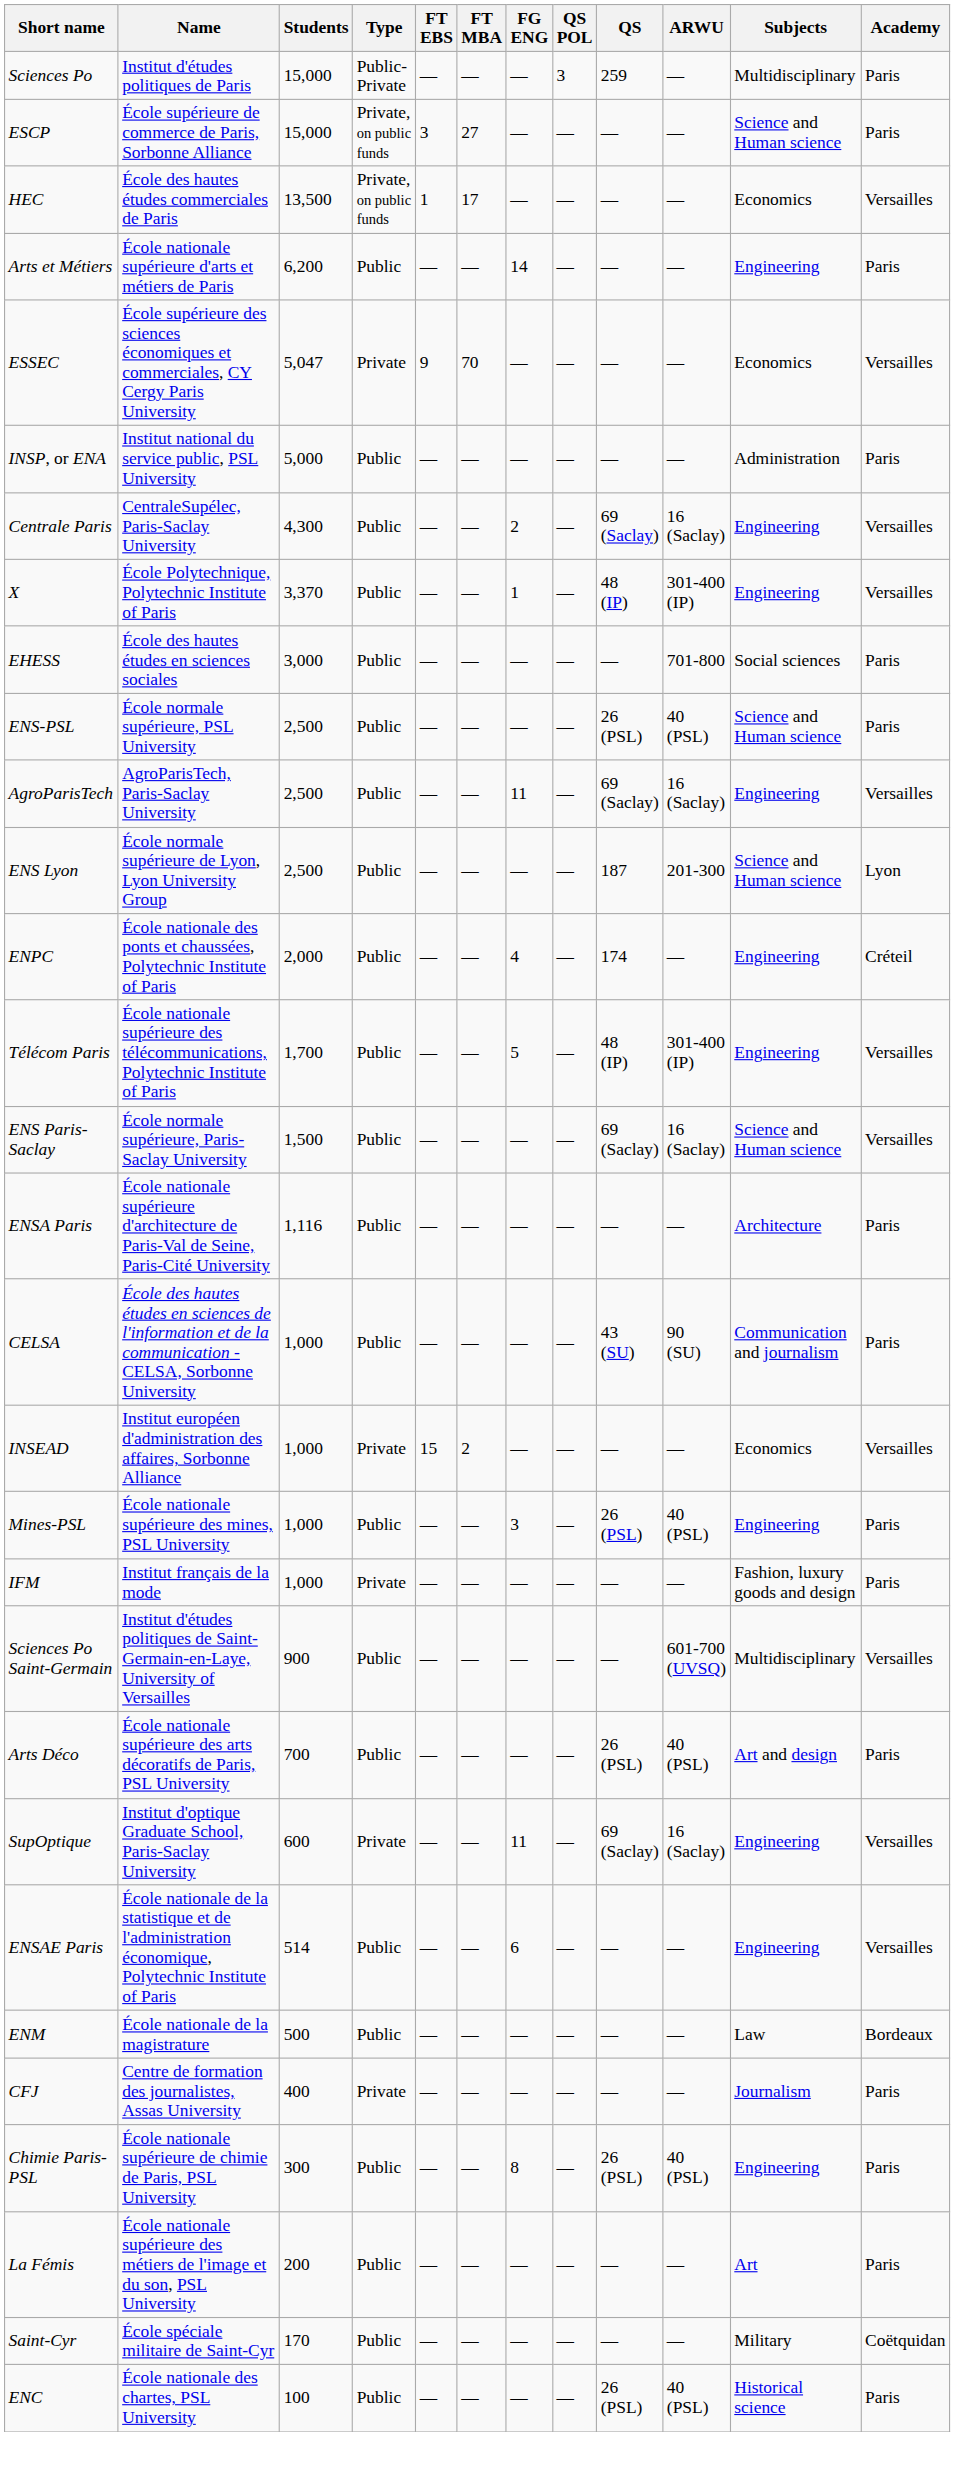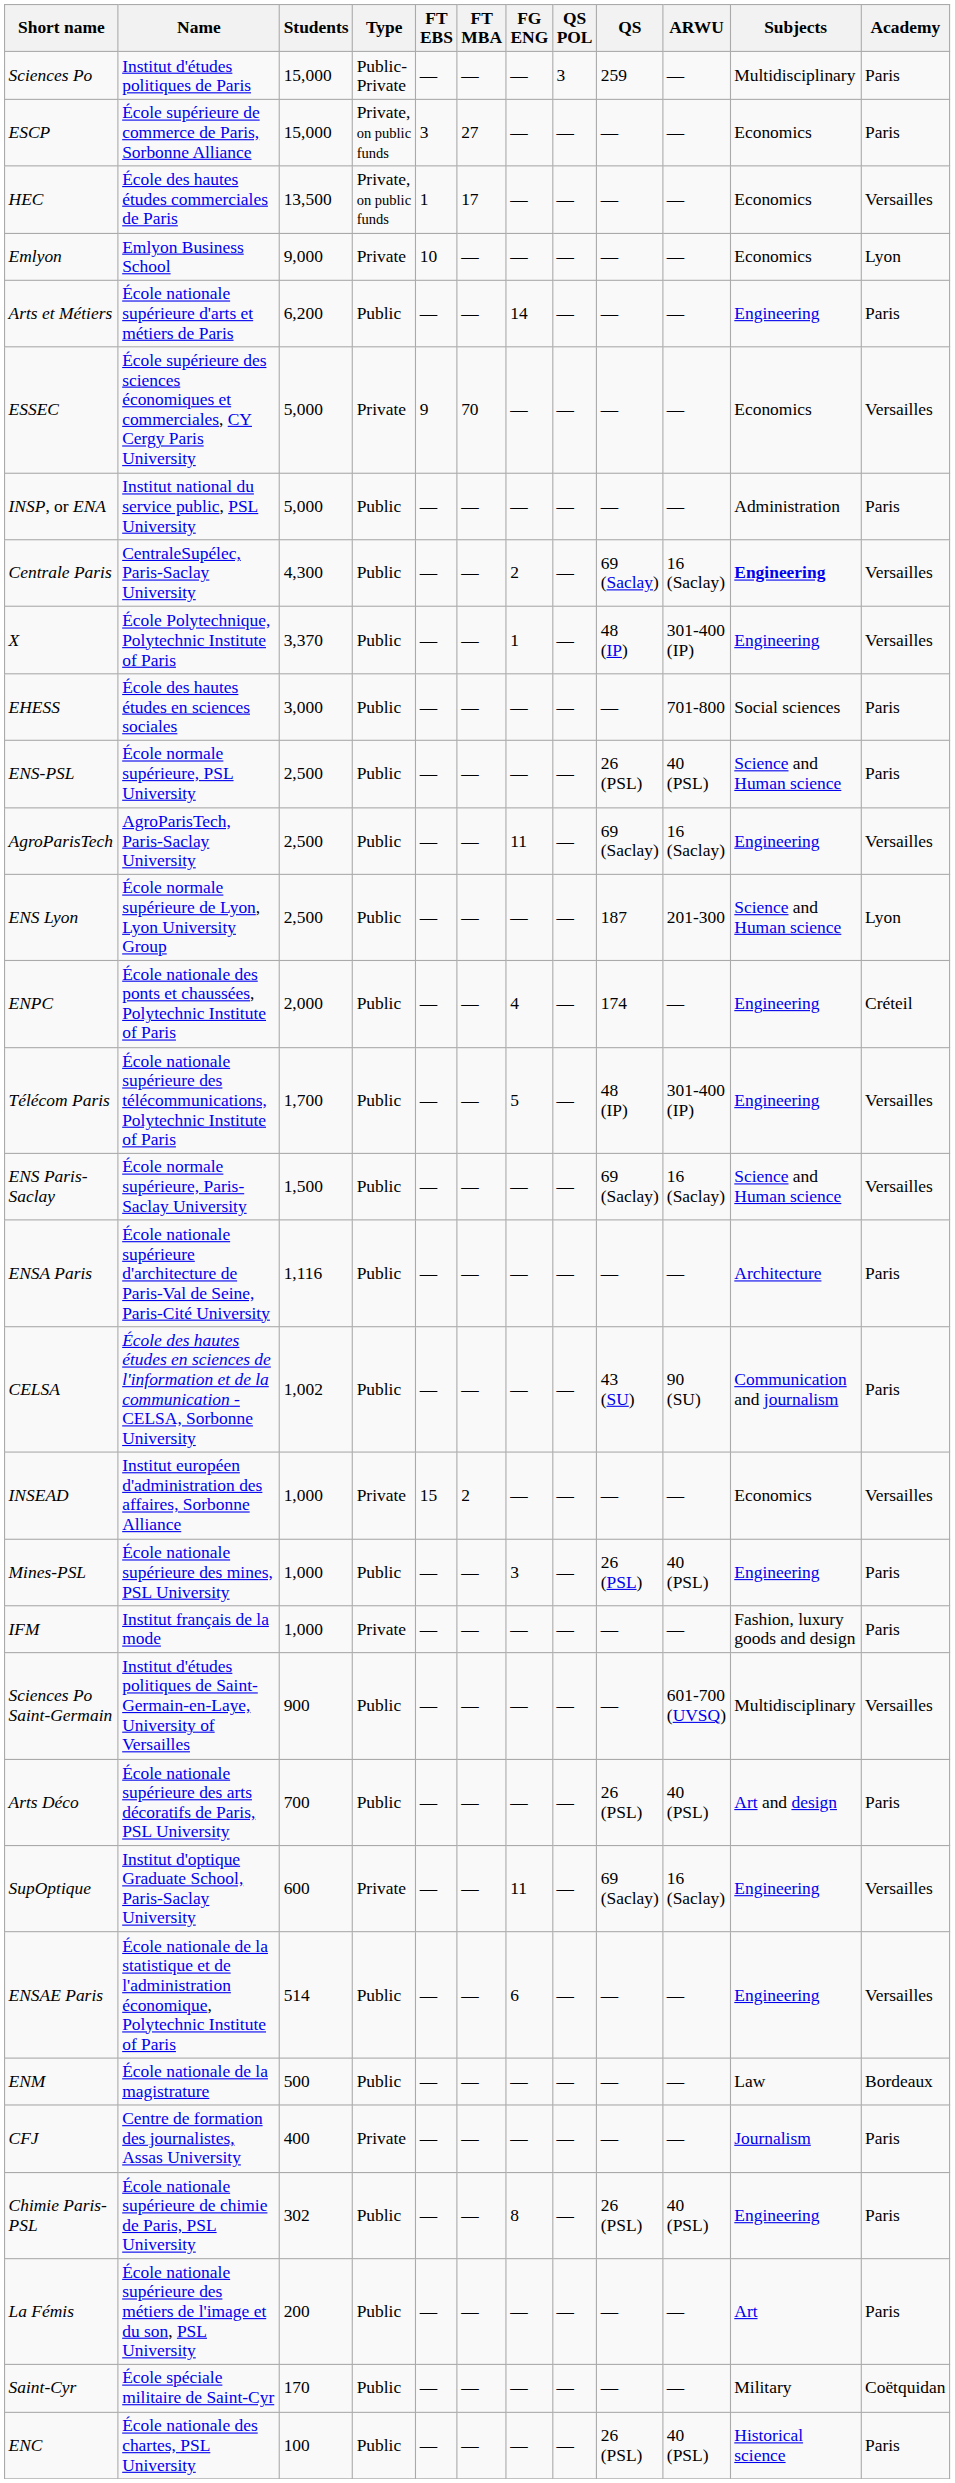(788, 132) Science and Human science -> (773, 132) Economics
+ row: (35, 256)
(303, 362) 5,047 -> (303, 409) 5,000
(777, 525) normal -> (780, 573) bold
(303, 1341) 1,000 -> (303, 1389) 1,002
(297, 2167) 300 -> (297, 2215) 302
